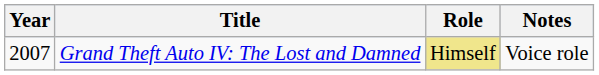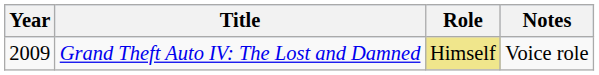(30, 53) 2007 -> (30, 53) 2009
